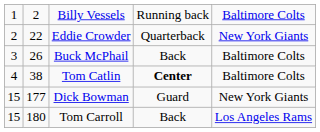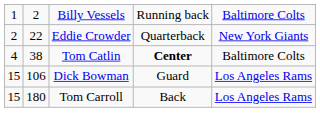- row: (91, 55)
(36, 96) 177 -> (36, 76) 106
(263, 96) New York Giants -> (263, 76) Los Angeles Rams
